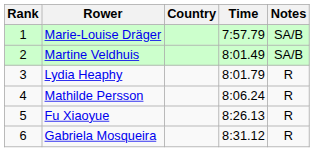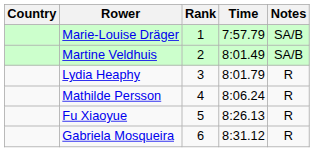columns swapped: (23, 14) <-> (192, 14)
